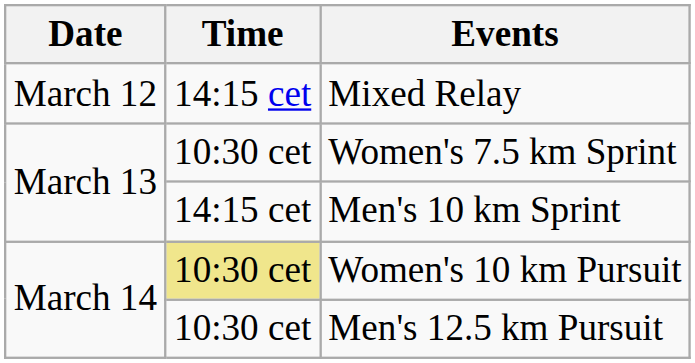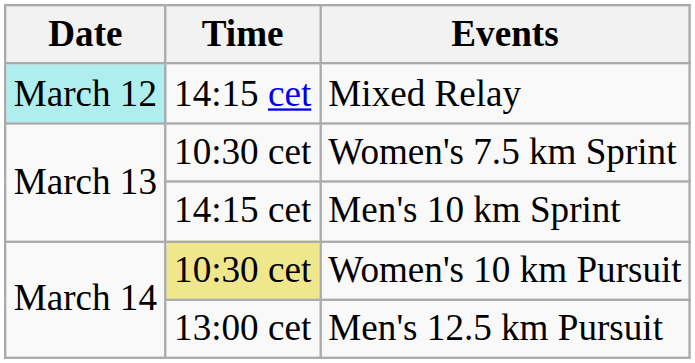(85, 92) no background -> (85, 92) paleturquoise background
(243, 328) 10:30 cet -> (243, 328) 13:00 cet
